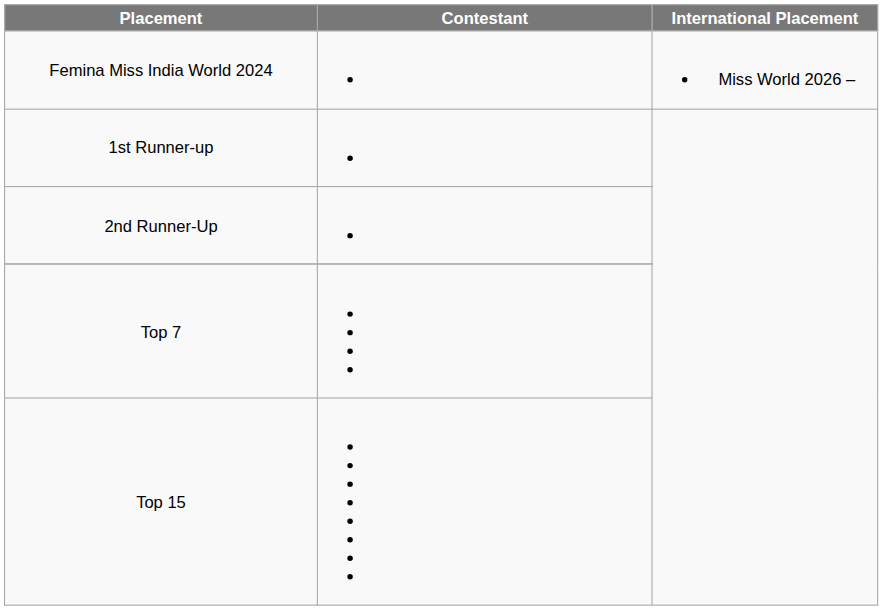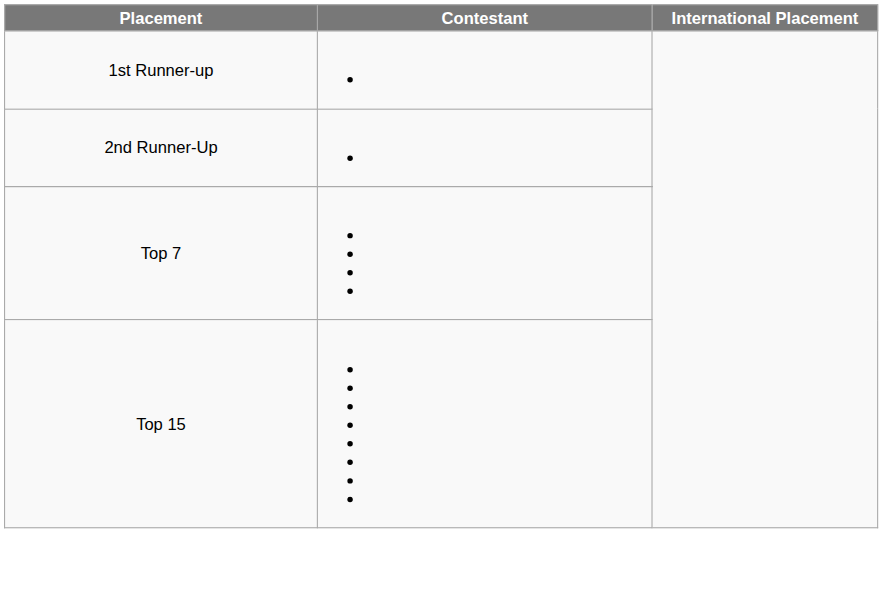- row: (161, 70)
